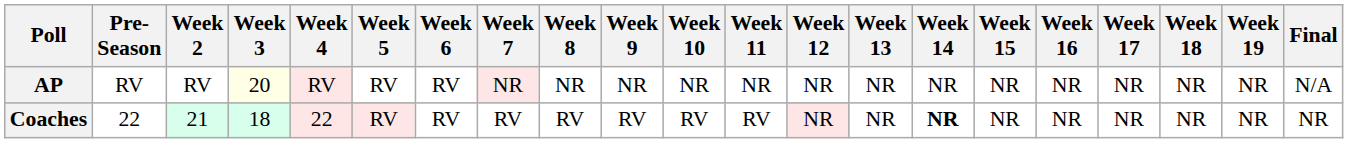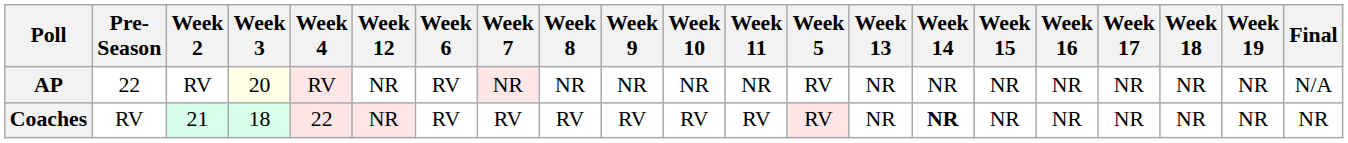columns swapped: (384, 35) <-> (818, 35)
(129, 84) RV -> (129, 84) 22
(129, 120) 22 -> (129, 120) RV
